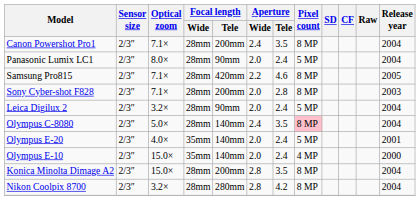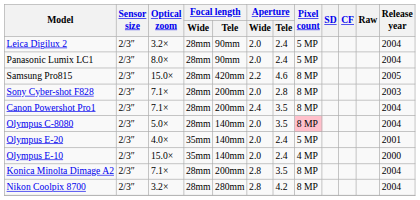rows swapped: (37, 108) <-> (51, 44)
(160, 76) 7.1× -> (162, 76) 15.0×
(255, 124) 2.4 -> (255, 124) 2.0
(162, 171) 15.0× -> (160, 171) 7.1×
